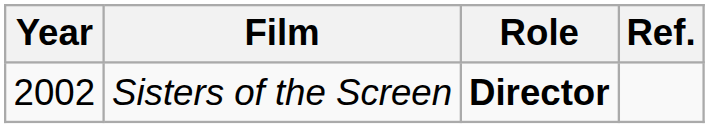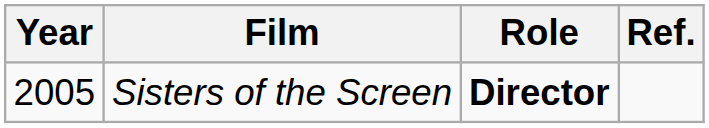(54, 91) 2002 -> (54, 91) 2005
